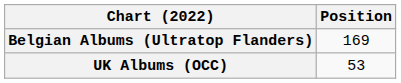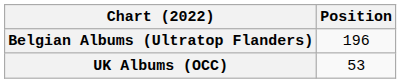(356, 41) 169 -> (356, 41) 196
